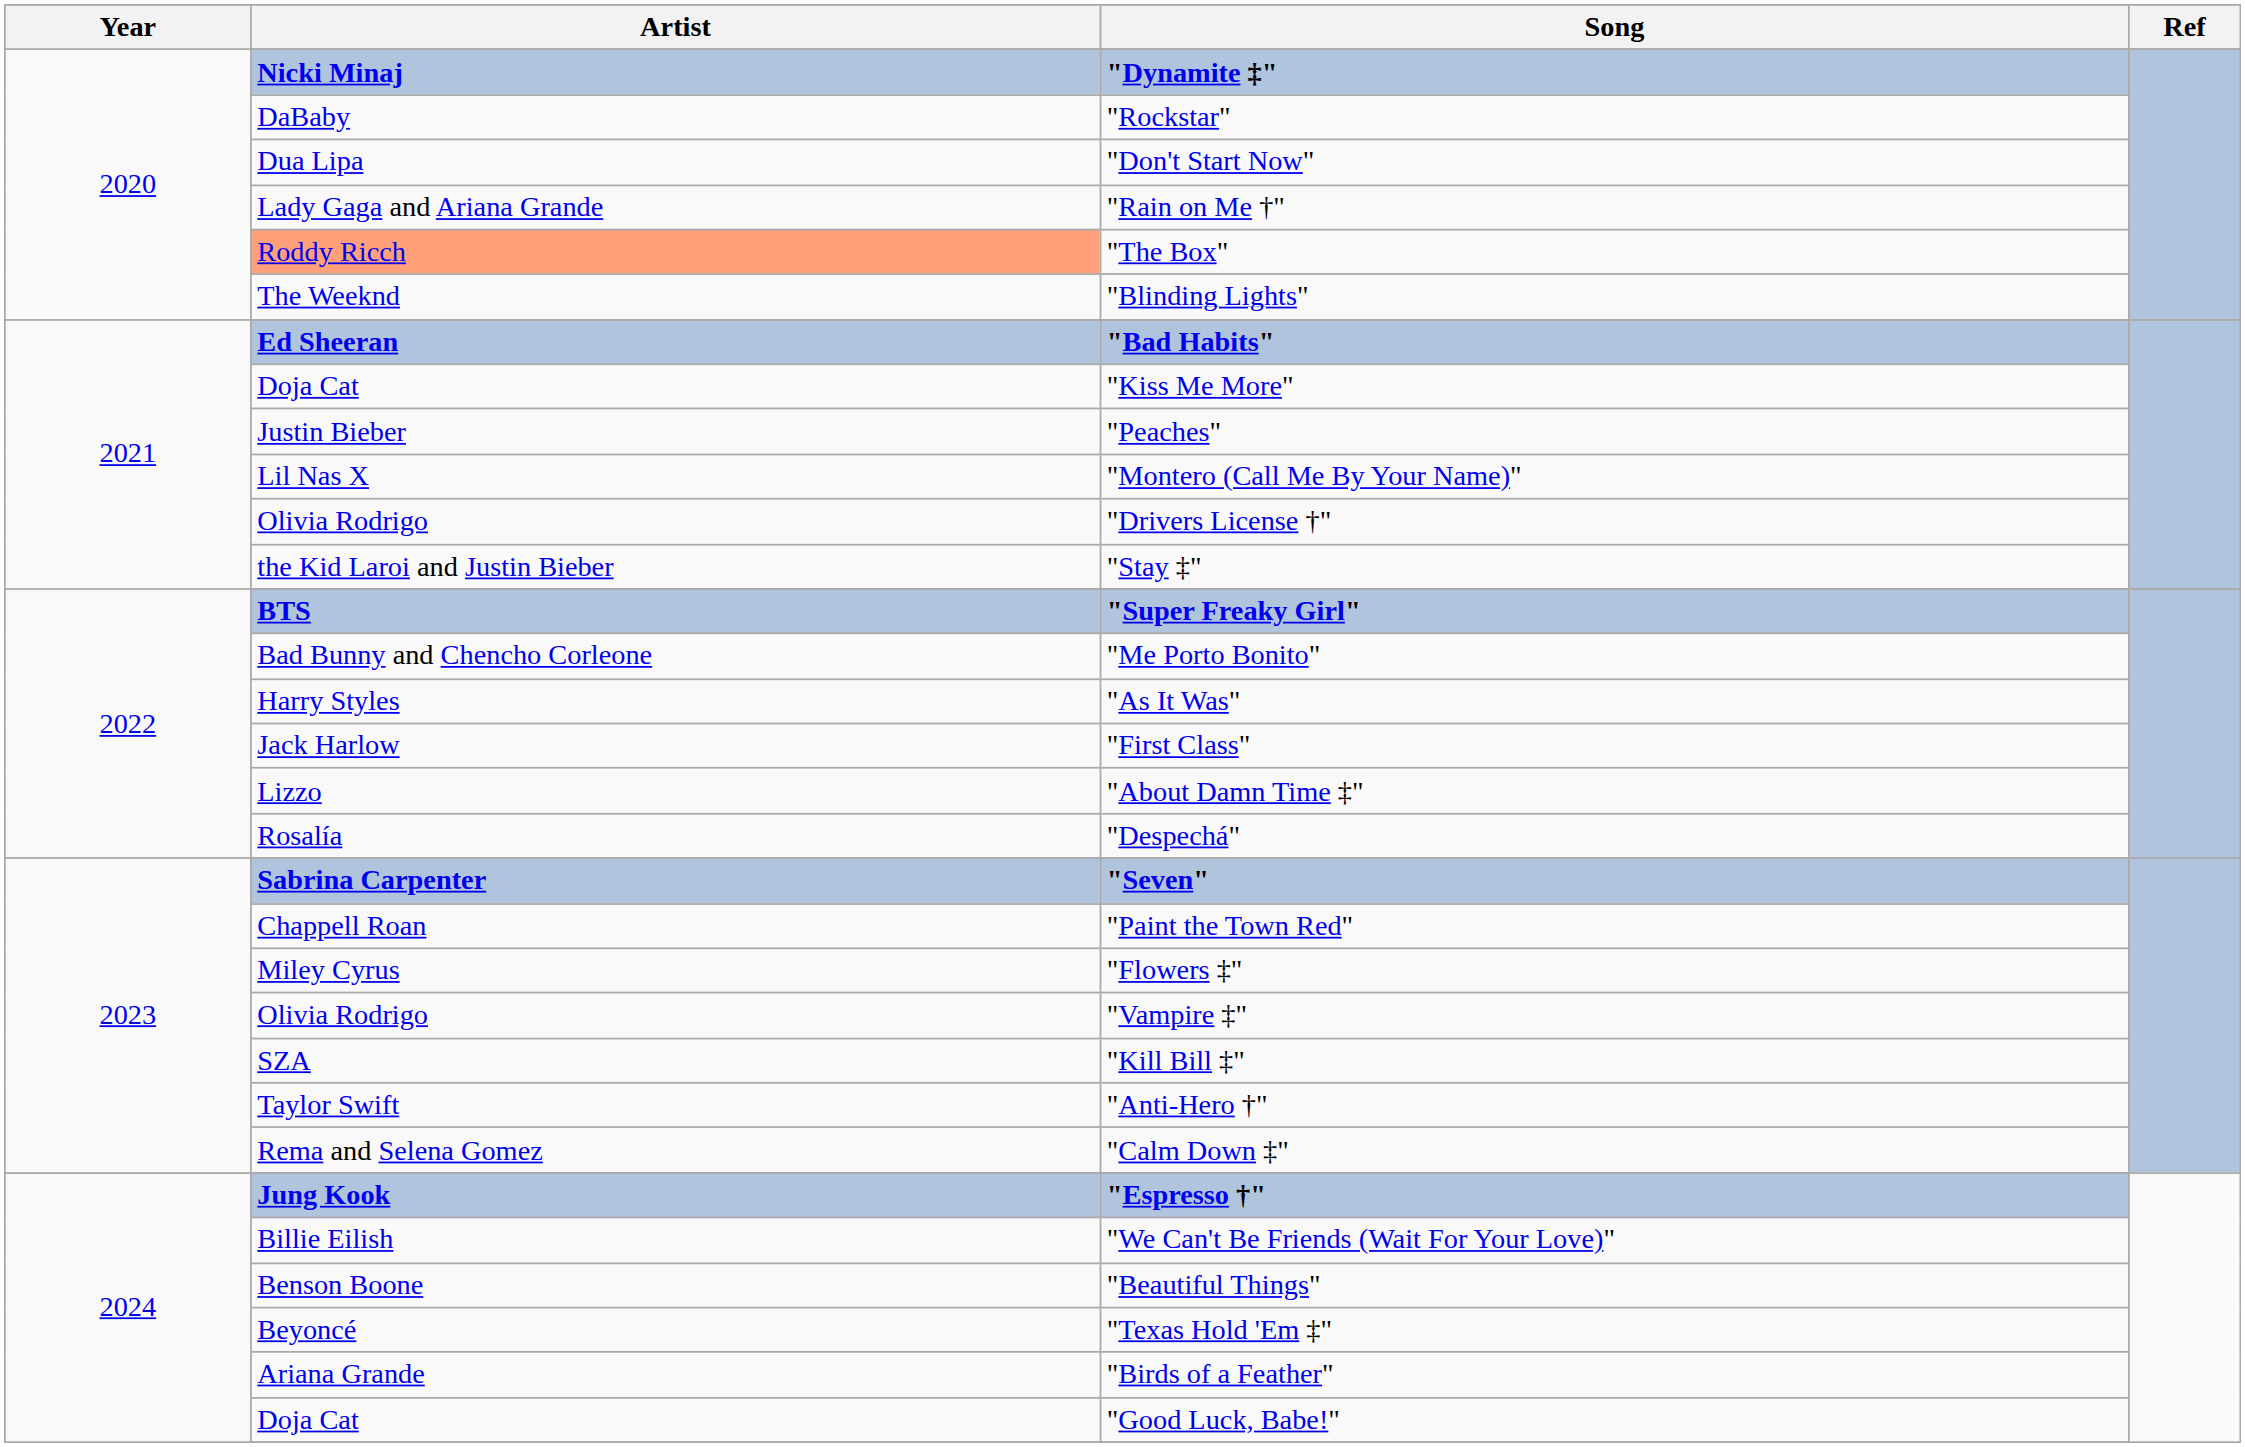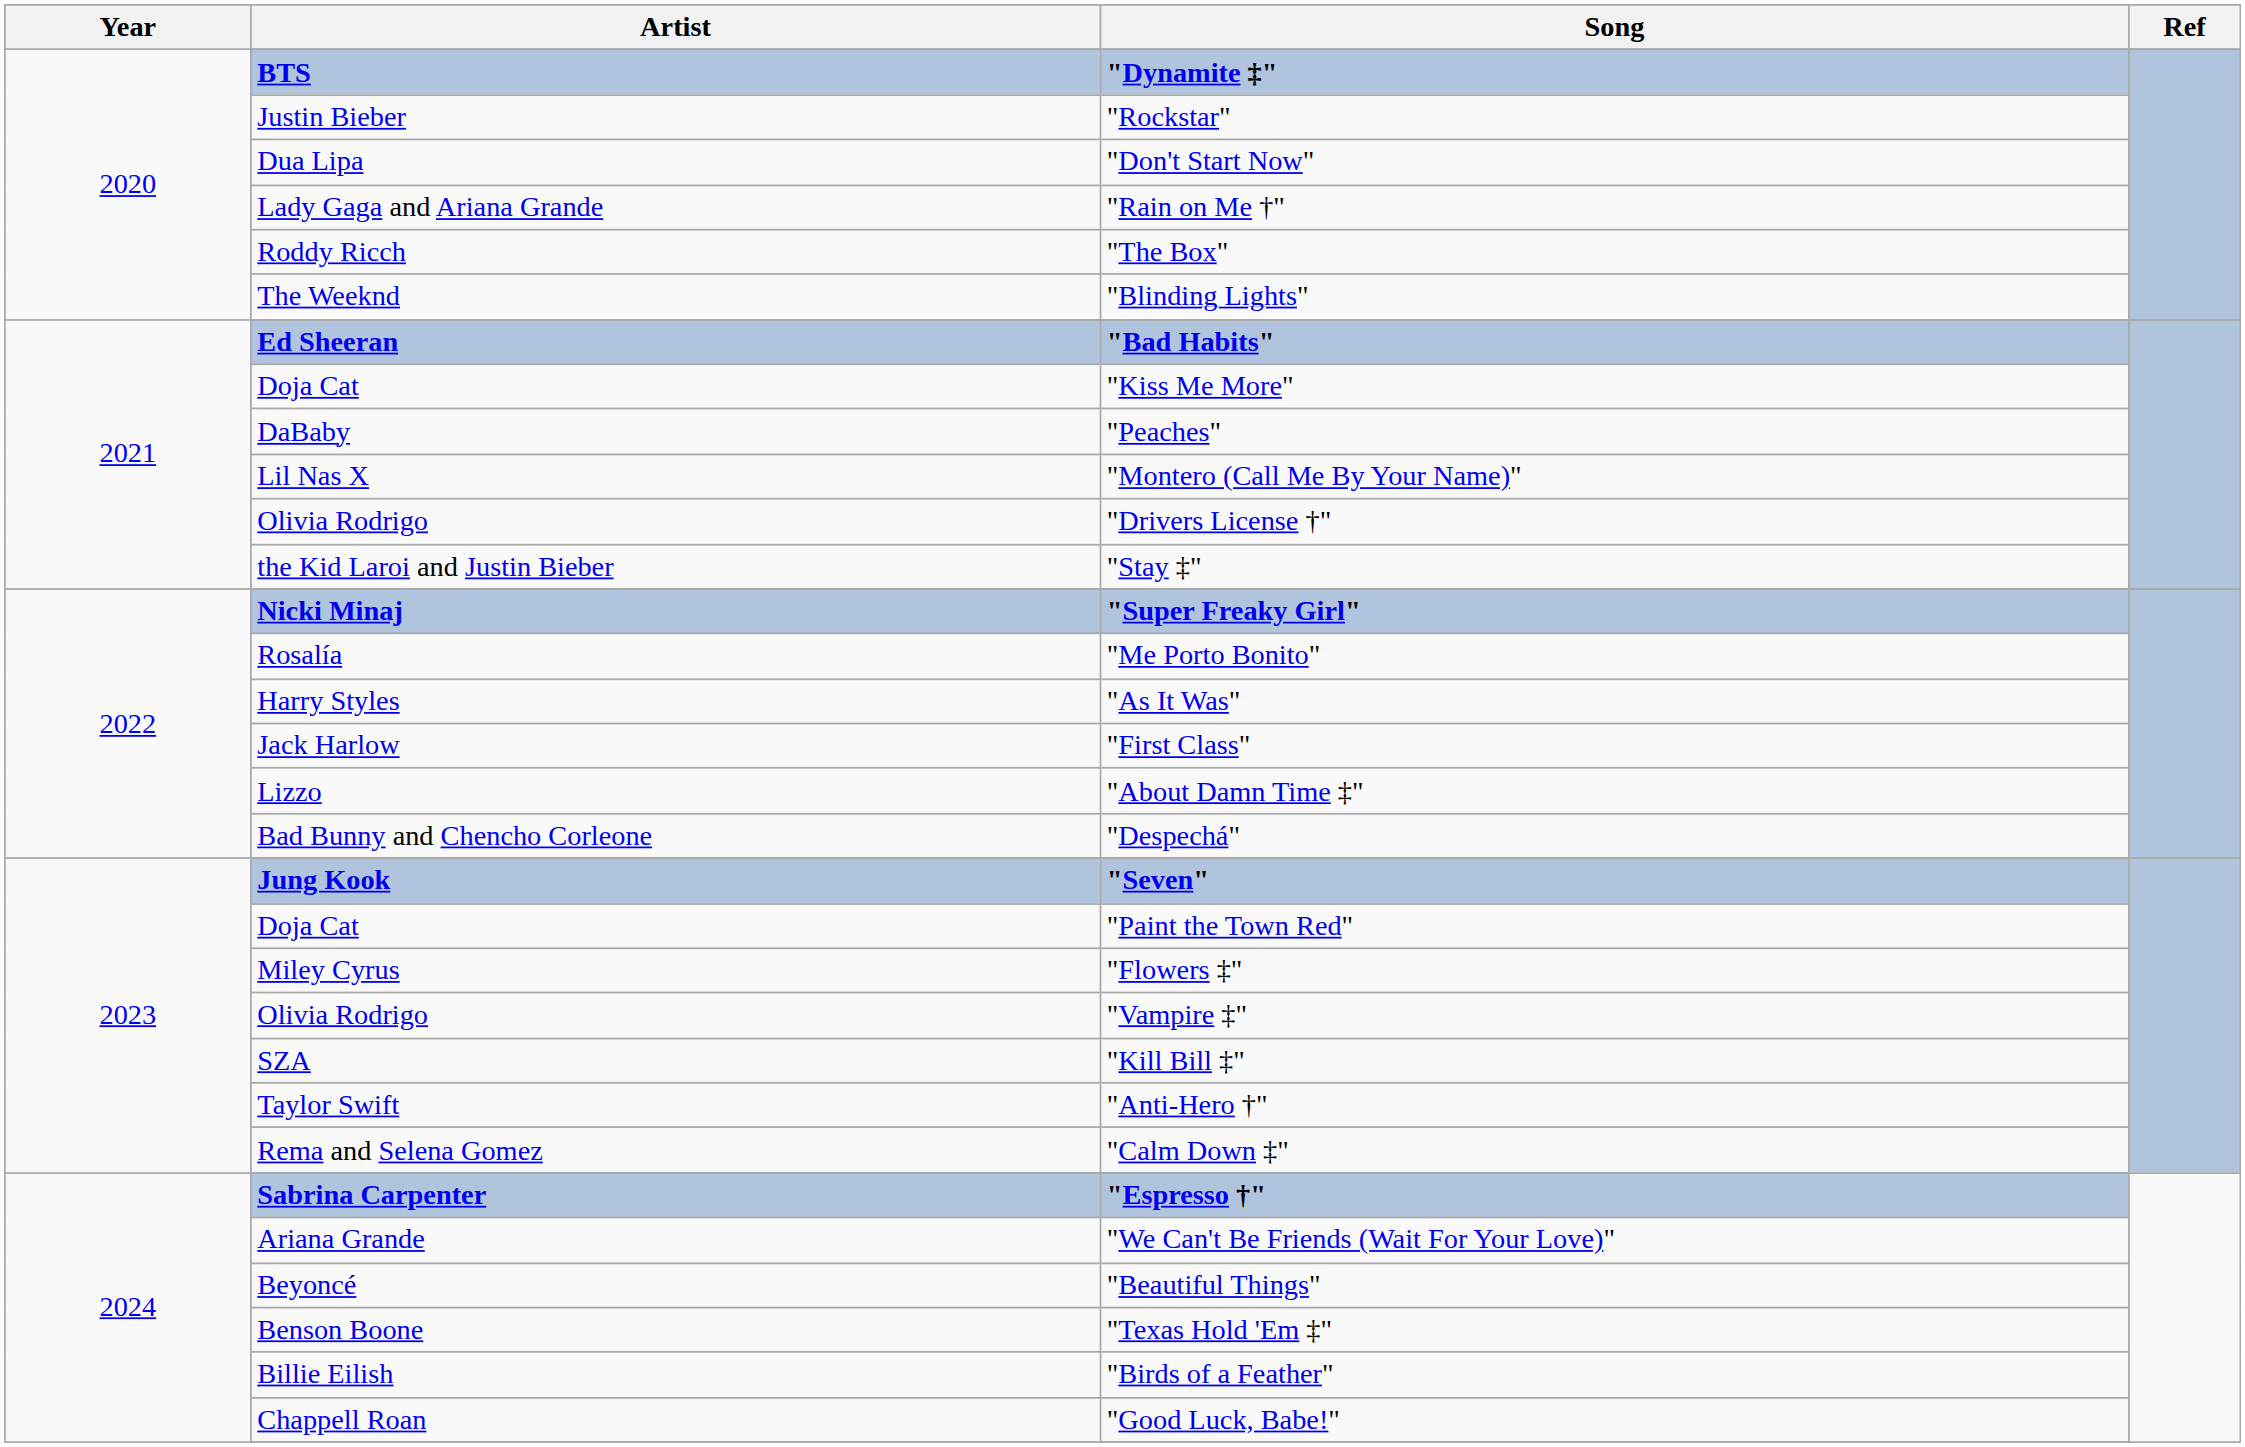(330, 71) Nicki Minaj -> (284, 71) BTS
(304, 116) DaBaby -> (332, 116) Justin Bieber
(332, 251) lightsalmon background -> (332, 251) no background
(332, 431) Justin Bieber -> (304, 431) DaBaby
(284, 610) BTS -> (330, 610) Nicki Minaj
(455, 655) Bad Bunny and Chencho Corleone -> (300, 655) Rosalía
(300, 835) Rosalía -> (455, 835) Bad Bunny and Chencho Corleone
(372, 880) Sabrina Carpenter -> (324, 880) Jung Kook
(342, 925) Chappell Roan -> (308, 925) Doja Cat
(324, 1194) Jung Kook -> (372, 1194) Sabrina Carpenter
(325, 1239) Billie Eilish -> (341, 1239) Ariana Grande
(340, 1284) Benson Boone -> (307, 1284) Beyoncé
(307, 1329) Beyoncé -> (340, 1329) Benson Boone
(341, 1374) Ariana Grande -> (325, 1374) Billie Eilish
(308, 1419) Doja Cat -> (342, 1419) Chappell Roan
